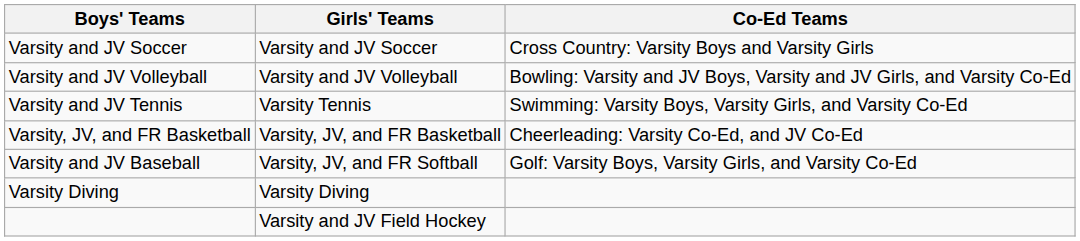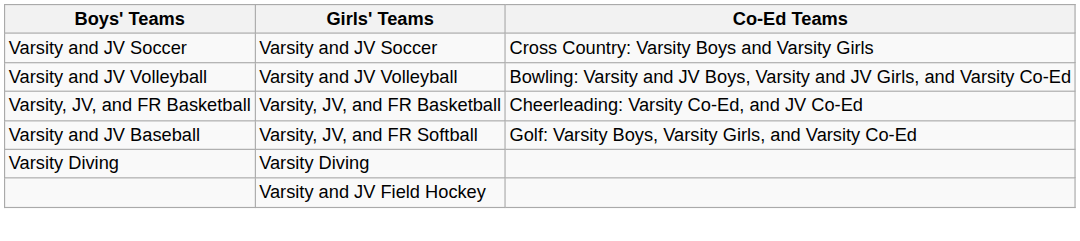- row: (96, 105)
